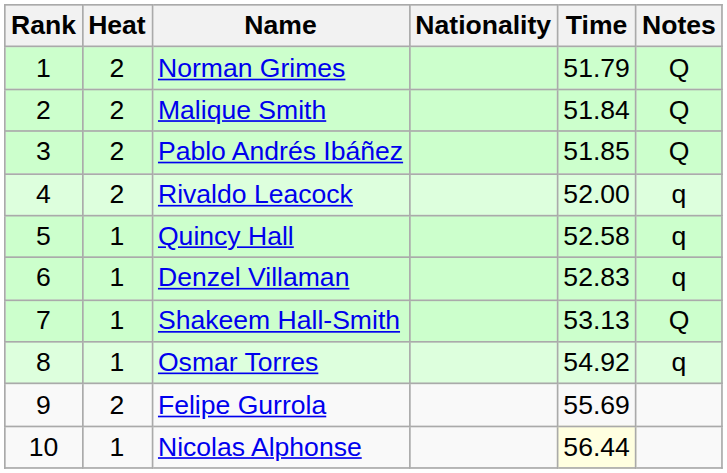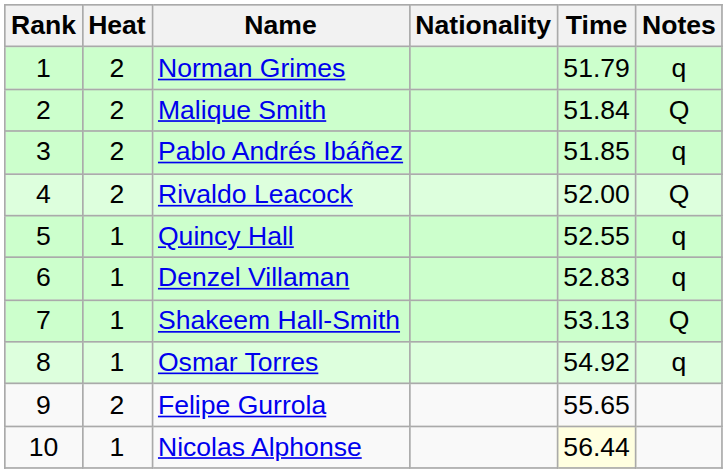(679, 67) Q -> (679, 67) q
(679, 151) Q -> (679, 151) q
(679, 194) q -> (679, 194) Q
(597, 236) 52.58 -> (597, 236) 52.55
(597, 404) 55.69 -> (597, 404) 55.65
